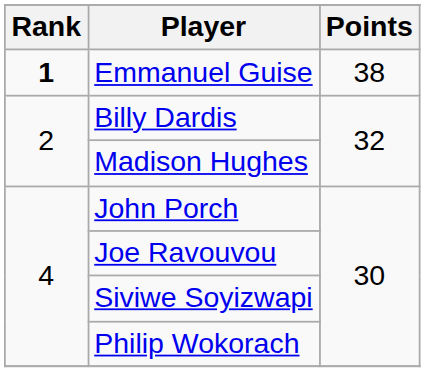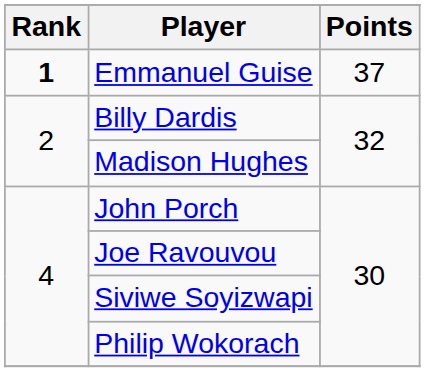(369, 72) 38 -> (369, 72) 37
